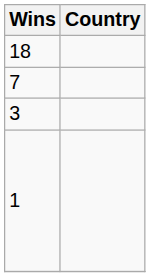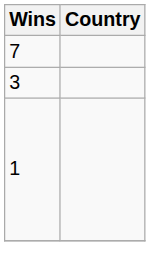- row: (20, 51)
